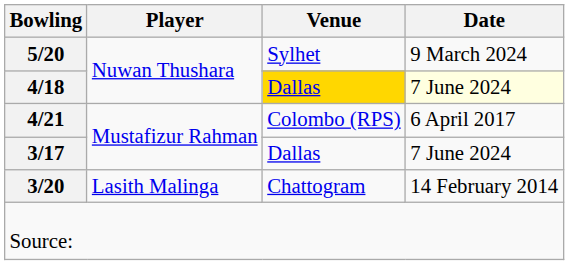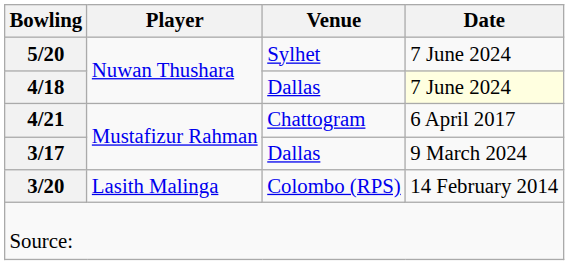(469, 53) 9 March 2024 -> (461, 53) 7 June 2024
(294, 86) gold background -> (294, 86) no background
(334, 119) Colombo (RPS) -> (316, 119) Chattogram
(461, 152) 7 June 2024 -> (469, 152) 9 March 2024
(316, 185) Chattogram -> (334, 185) Colombo (RPS)
